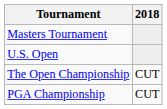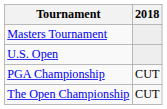rows swapped: (68, 74) <-> (56, 94)
